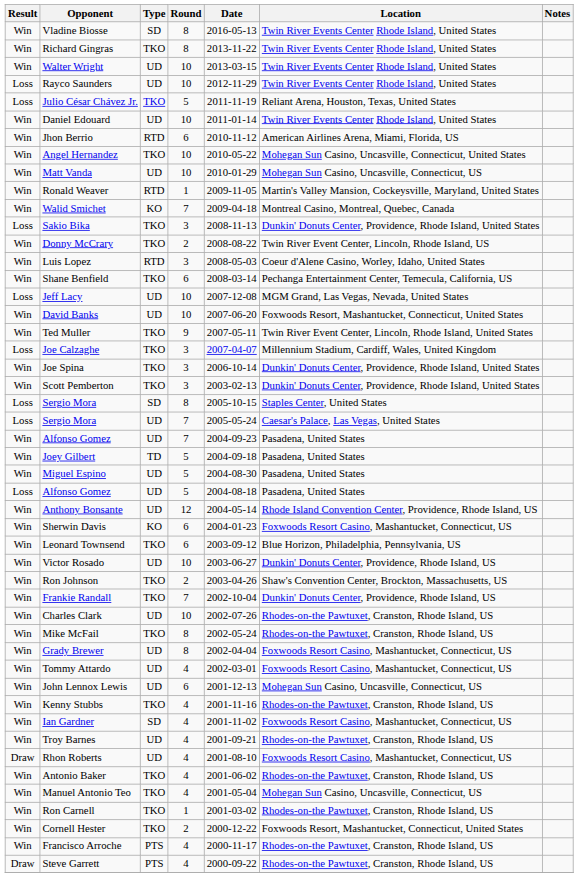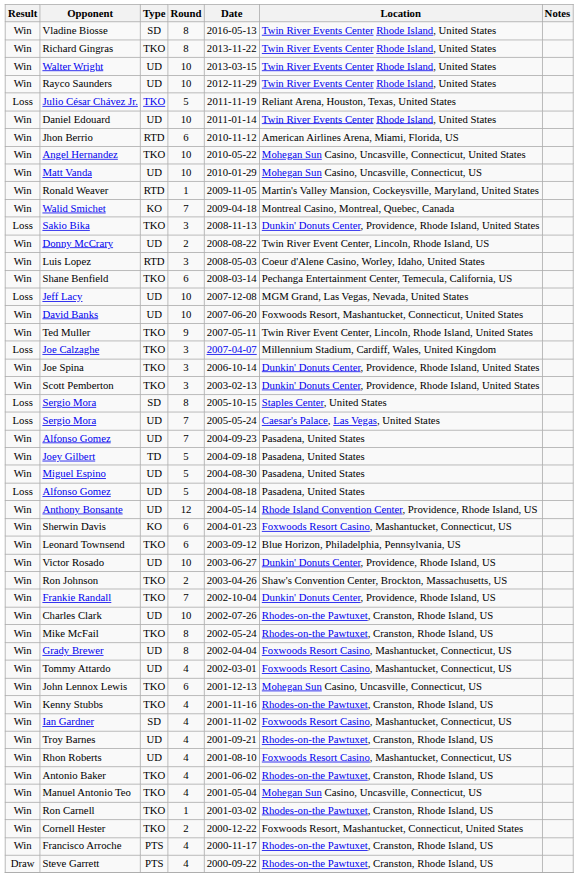(23, 84) Loss -> (23, 84) Win
(154, 243) TKO -> (154, 243) UD
(154, 686) UD -> (154, 686) TKO
(23, 757) Draw -> (23, 757) Win
